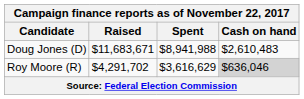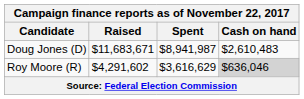(188, 49) $8,941,988 -> (188, 49) $8,941,987
(120, 67) $4,291,702 -> (120, 67) $4,291,602
